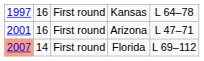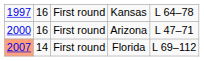(19, 30) 2001 -> (19, 30) 2000
